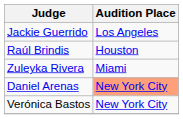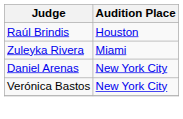- row: (47, 31)
(131, 86) lightsalmon background -> (131, 68) no background
